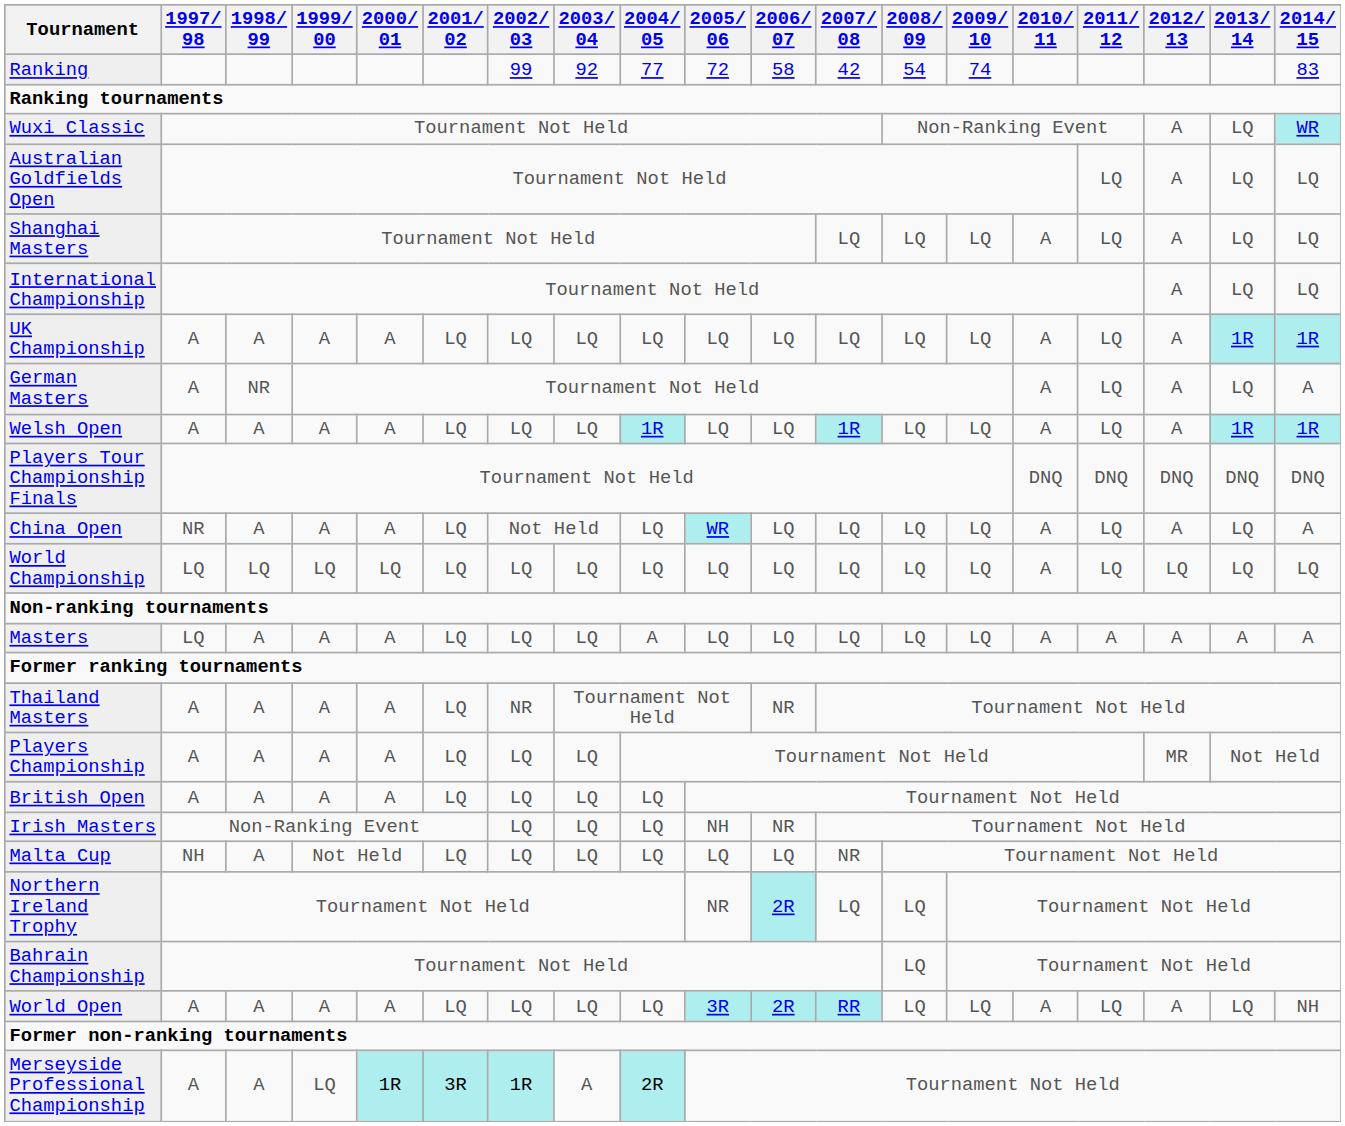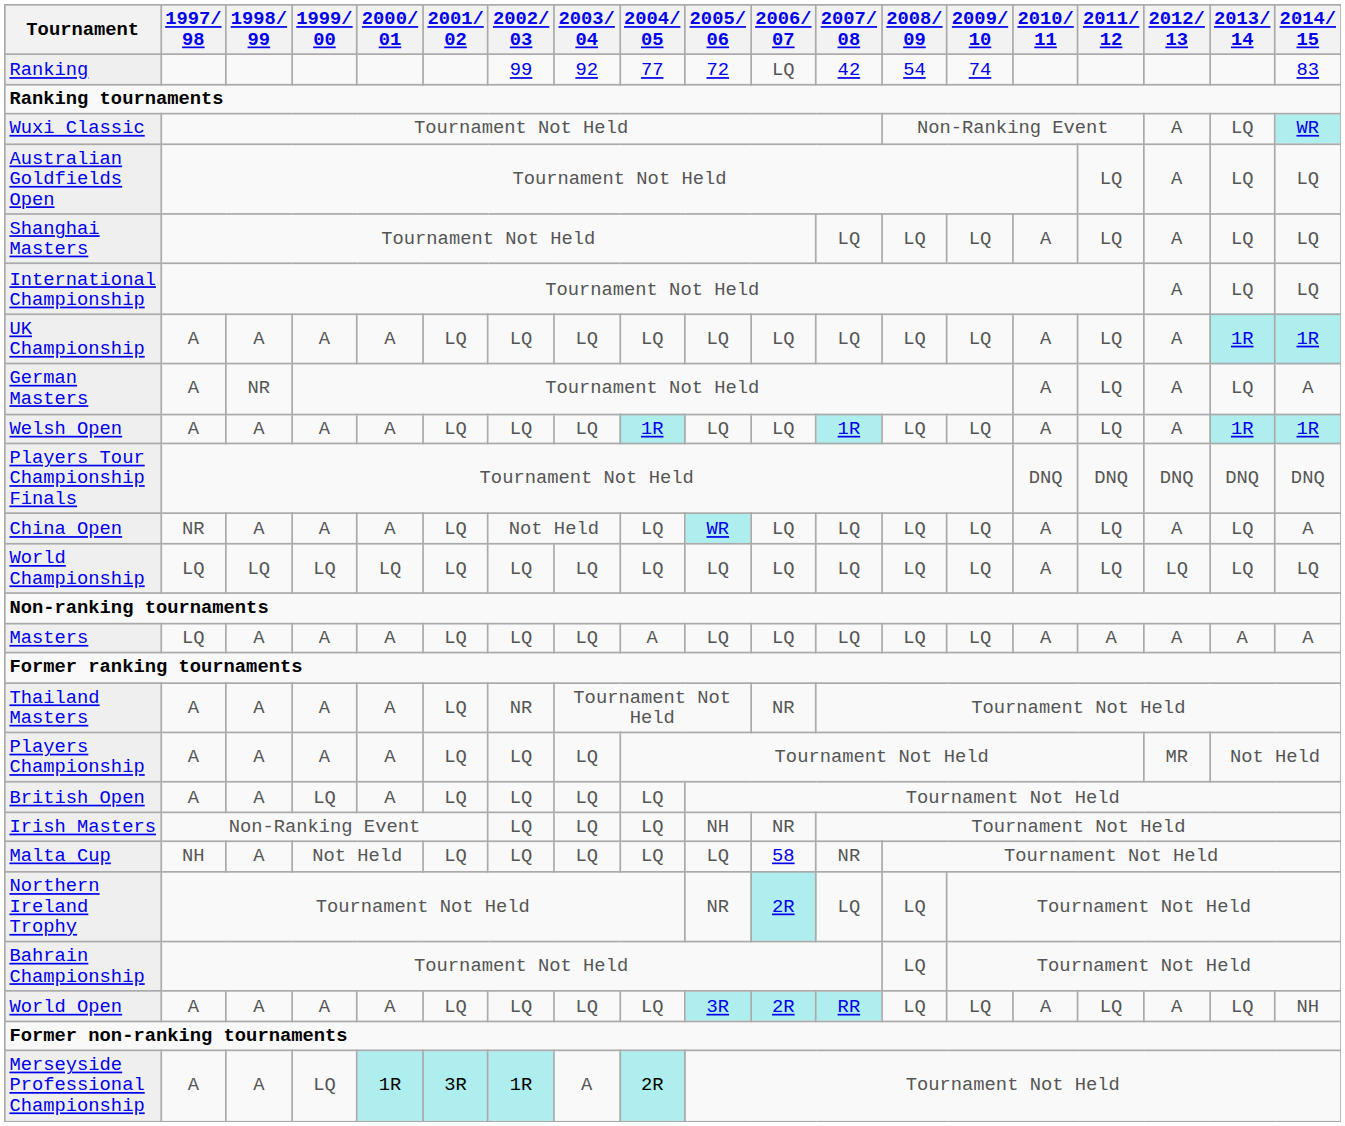(783, 70) 58 -> (783, 70) LQ
(324, 797) A -> (324, 797) LQ
(783, 856) LQ -> (783, 856) 58
